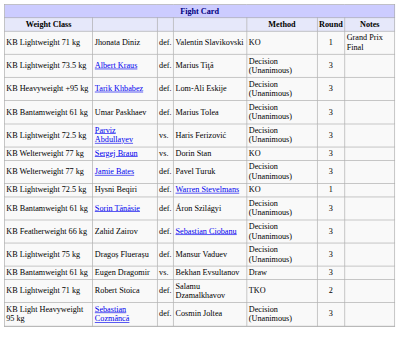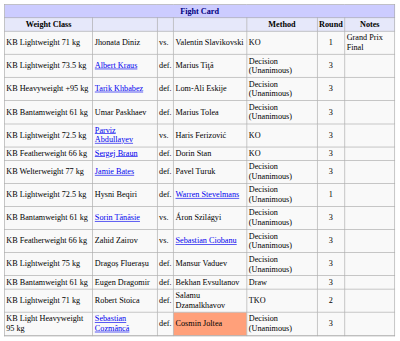(165, 42) def. -> (164, 42) vs.
(270, 135) Decision (Unanimous) -> (255, 135) KO
(45, 153) KB Welterweight 77 kg -> (47, 153) KB Featherweight 66 kg
(164, 153) vs. -> (165, 153) def.
(255, 190) KO -> (270, 194) Decision (Unanimous)
(165, 208) def. -> (164, 218) vs.
(165, 231) def. -> (164, 241) vs.
(164, 272) vs. -> (165, 282) def.
(199, 314) no background -> (199, 323) lightsalmon background
